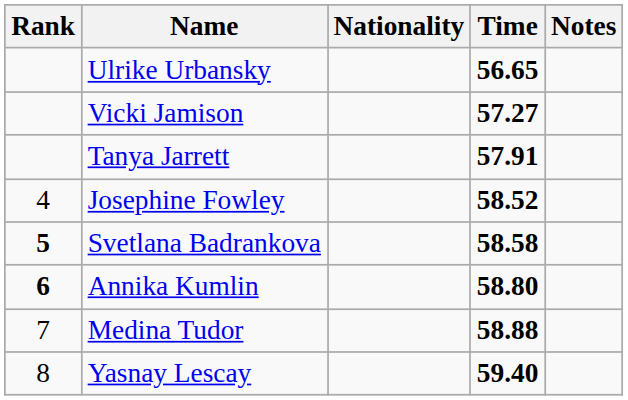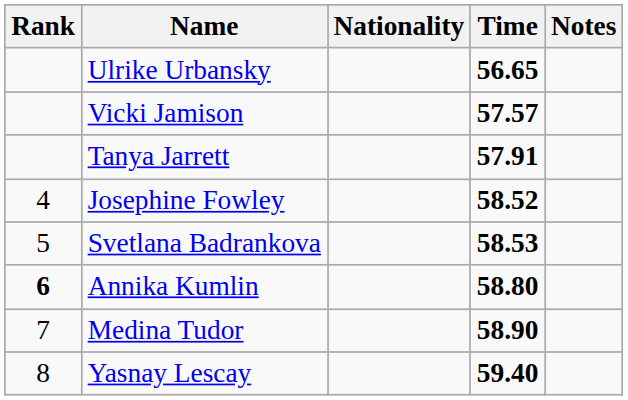(508, 112) 57.27 -> (508, 112) 57.57
(43, 243) bold -> (43, 243) normal
(508, 243) 58.58 -> (508, 243) 58.53
(508, 329) 58.88 -> (508, 329) 58.90
